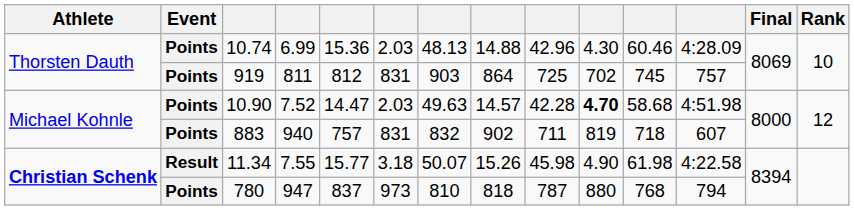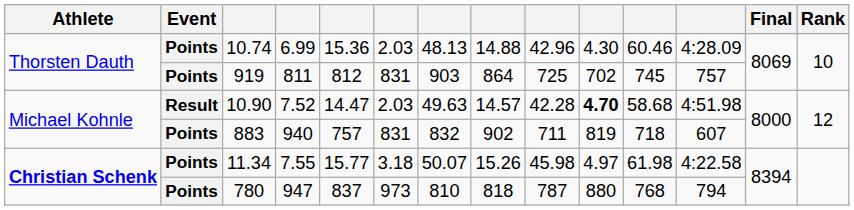(192, 105) Points -> (192, 105) Result
(192, 163) Result -> (192, 163) Points
(601, 163) 4.90 -> (601, 163) 4.97
